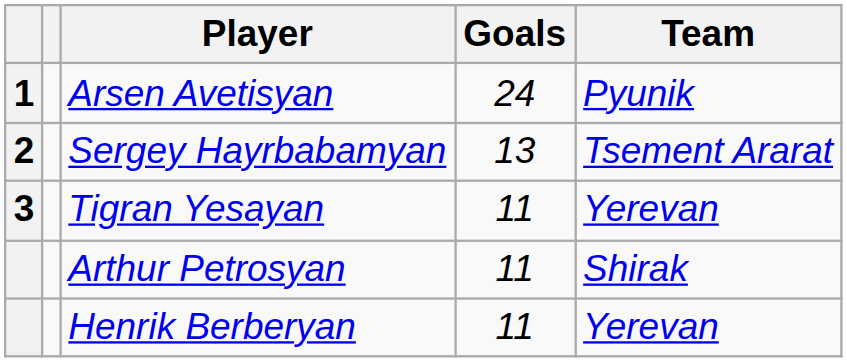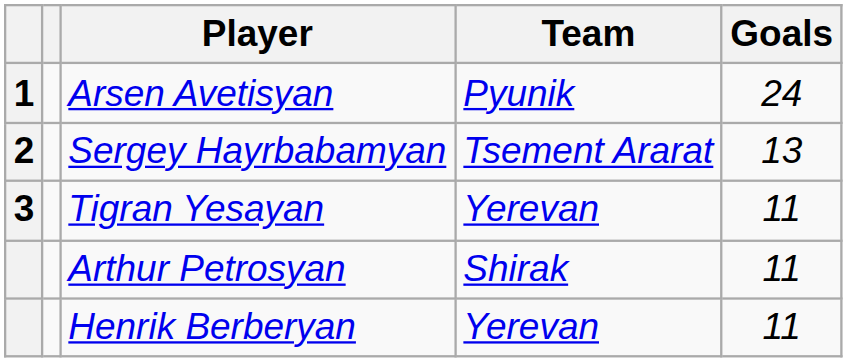columns swapped: (708, 33) <-> (515, 33)
